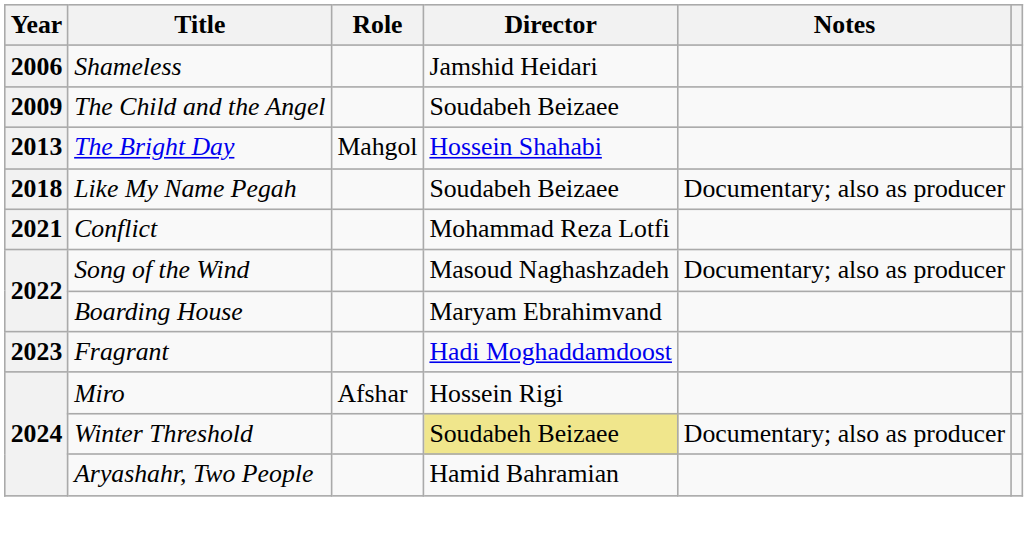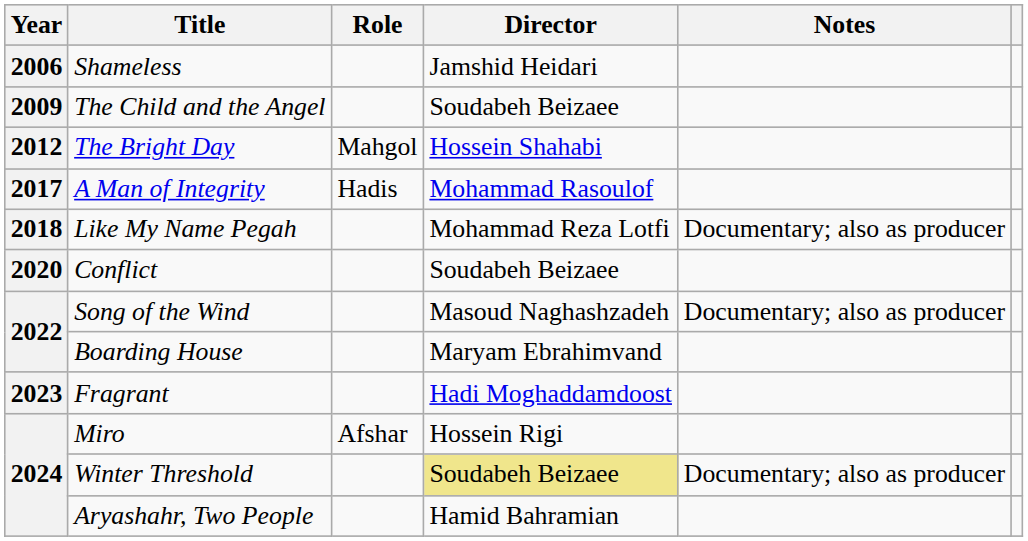(37, 147) 2013 -> (37, 147) 2012
+ row: (169, 188)
(524, 188) Soudabeh Beizaee -> (550, 229) Mohammad Reza Lotfi
(37, 229) 2021 -> (37, 270) 2020
(550, 229) Mohammad Reza Lotfi -> (524, 270) Soudabeh Beizaee
